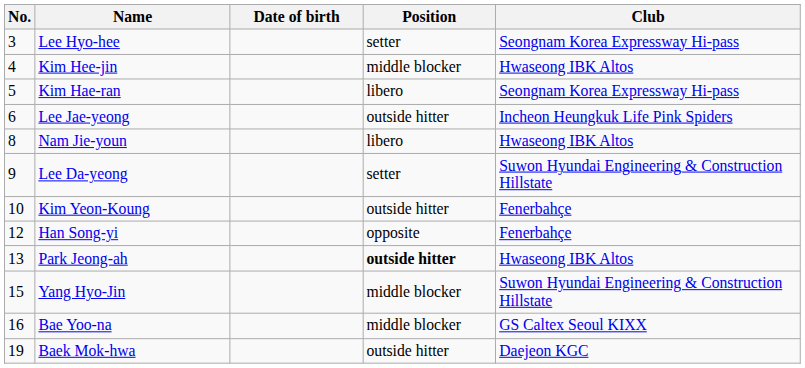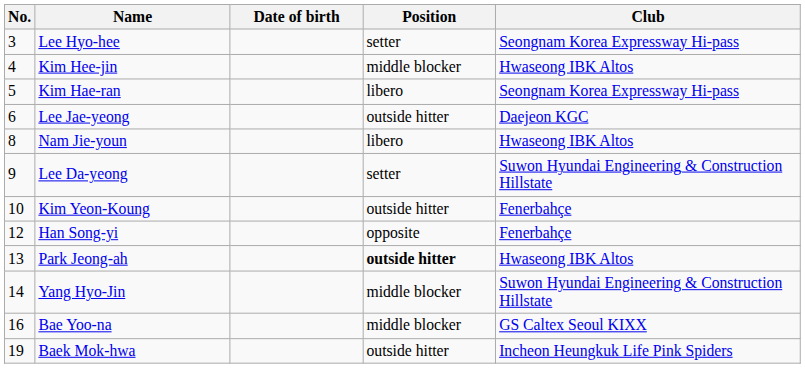(616, 116) Incheon Heungkuk Life Pink Spiders -> (544, 116) Daejeon KGC
(16, 292) 15 -> (16, 292) 14
(544, 350) Daejeon KGC -> (616, 350) Incheon Heungkuk Life Pink Spiders
